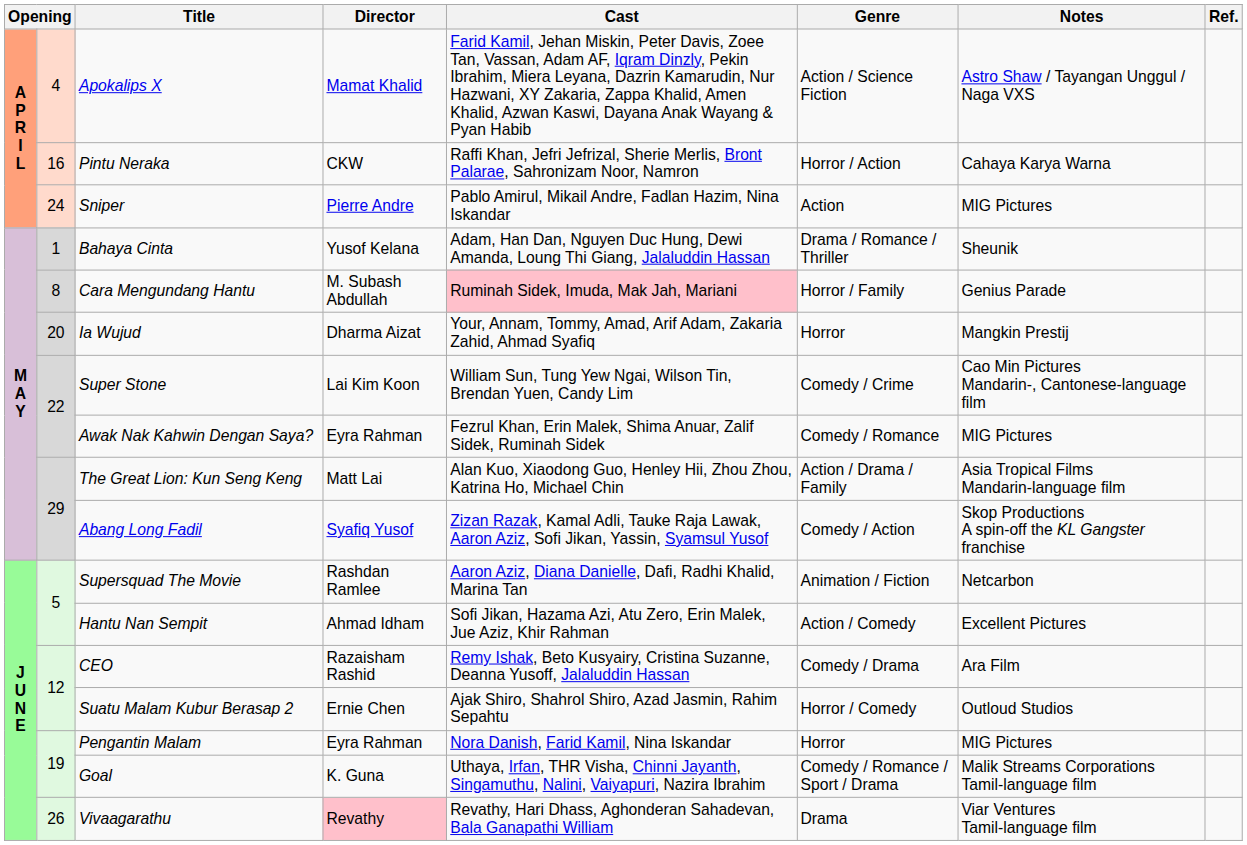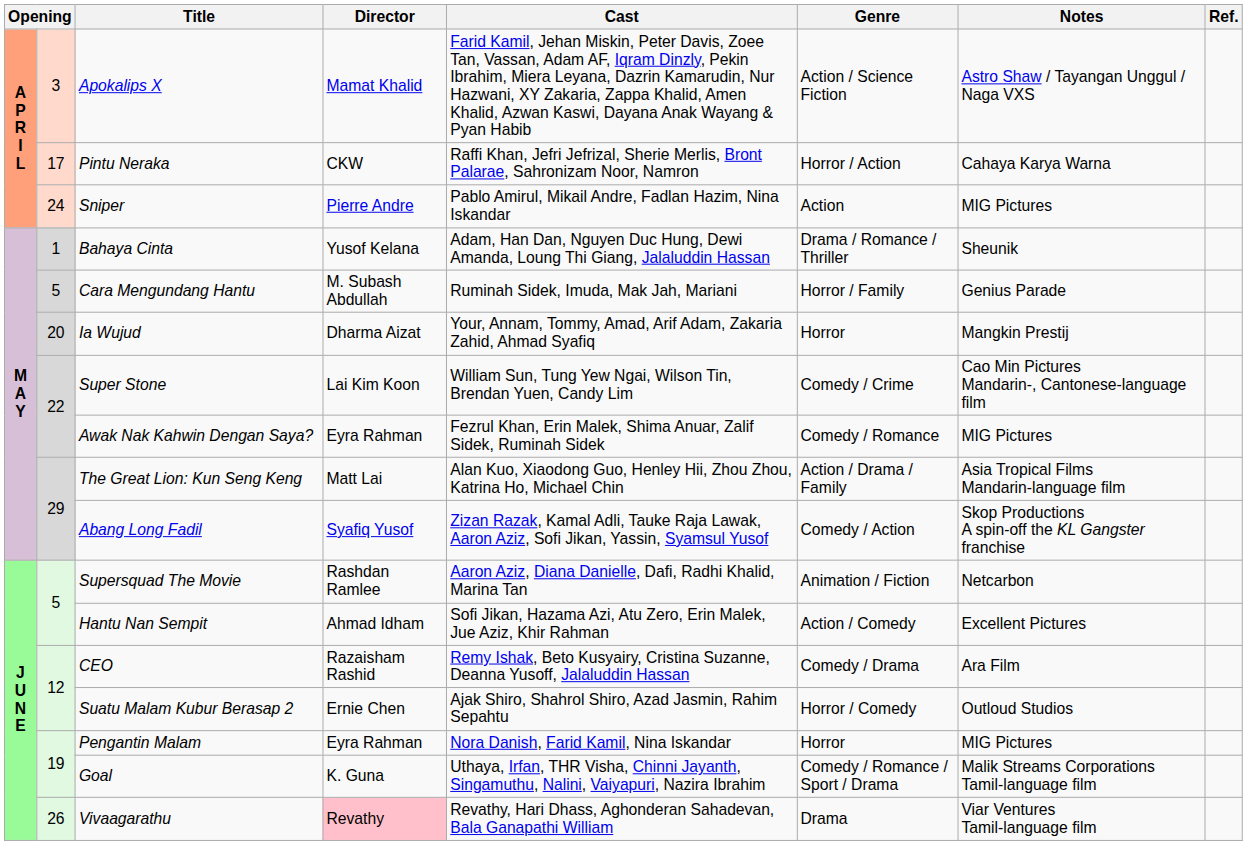(56, 85) 4 -> (56, 85) 3
(56, 163) 16 -> (56, 163) 17
(56, 291) 8 -> (56, 291) 5
(594, 291) pink background -> (594, 291) no background
